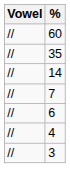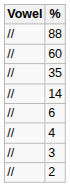+ row: (55, 34)
- row: (52, 93)
+ row: (52, 172)
